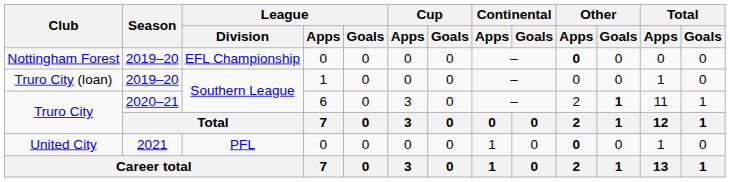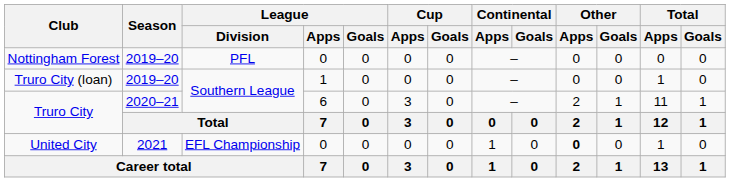(242, 58) EFL Championship -> (242, 58) PFL
(576, 58) bold -> (576, 58) normal
(619, 101) bold -> (619, 101) normal
(242, 144) PFL -> (242, 144) EFL Championship
